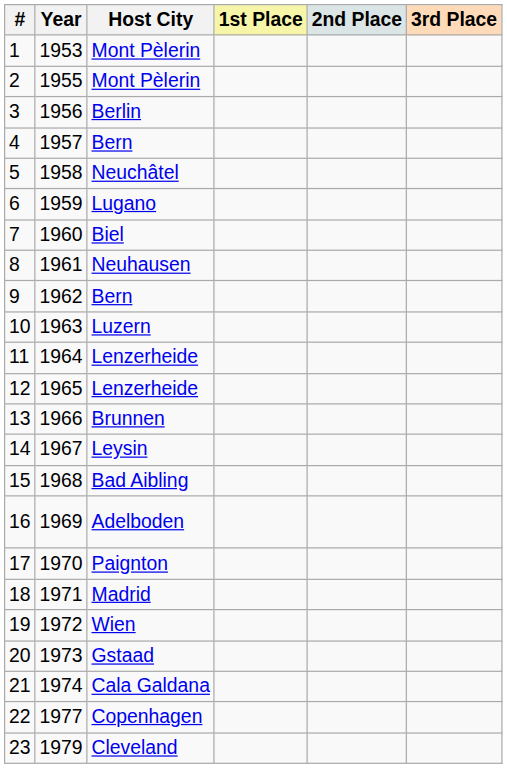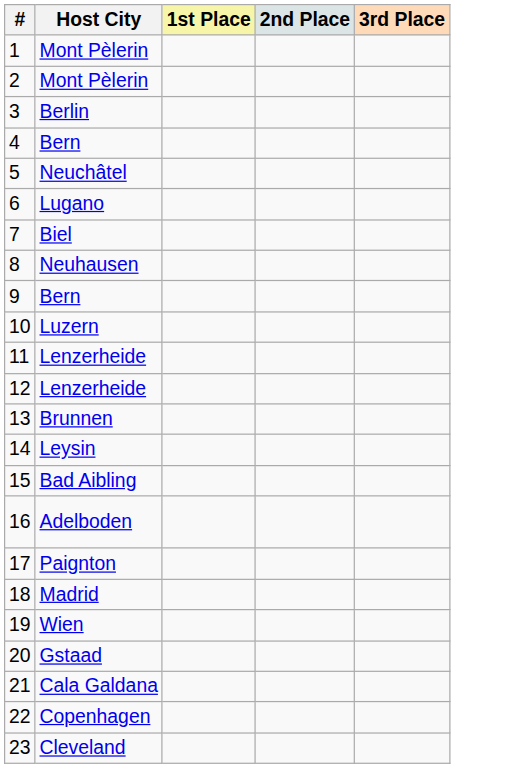- column: (61, 19)
